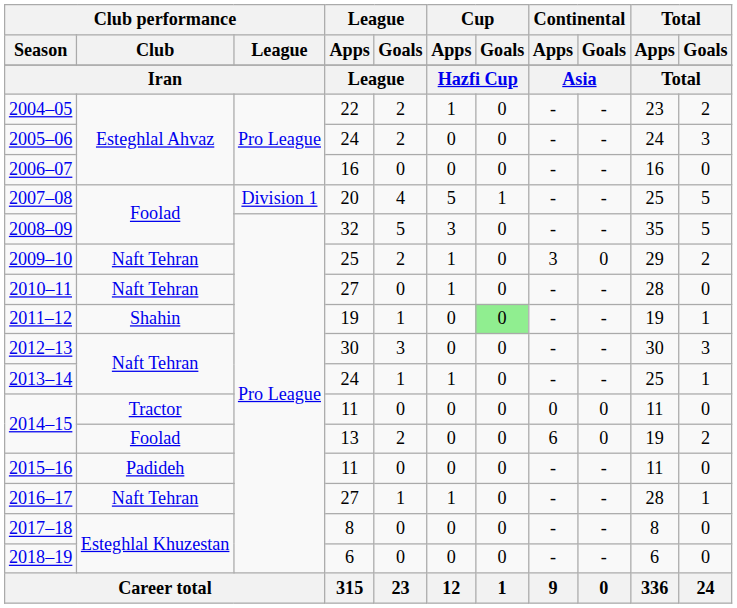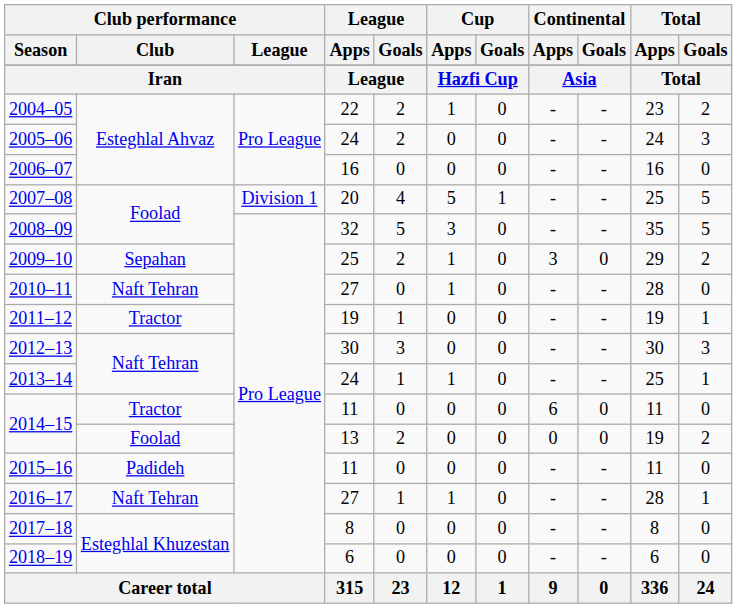(155, 259) Naft Tehran -> (155, 259) Sepahan
(155, 319) Shahin -> (155, 319) Tractor
(502, 319) lightgreen background -> (502, 319) no background
(553, 408) 0 -> (553, 408) 6
(553, 438) 6 -> (553, 438) 0
